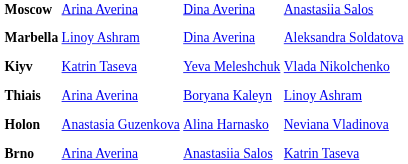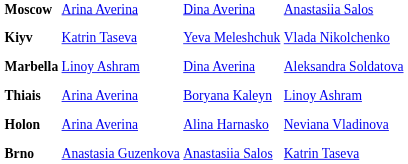rows swapped: (31, 38) <-> (19, 67)
(121, 124) Anastasia Guzenkova -> (100, 124) Arina Averina
(100, 153) Arina Averina -> (121, 153) Anastasia Guzenkova
